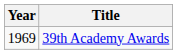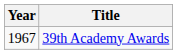(22, 37) 1969 -> (22, 37) 1967
